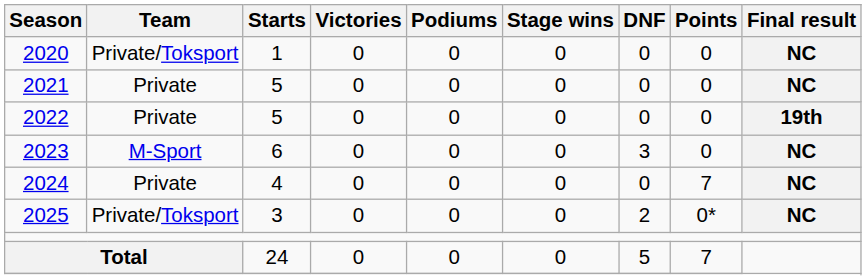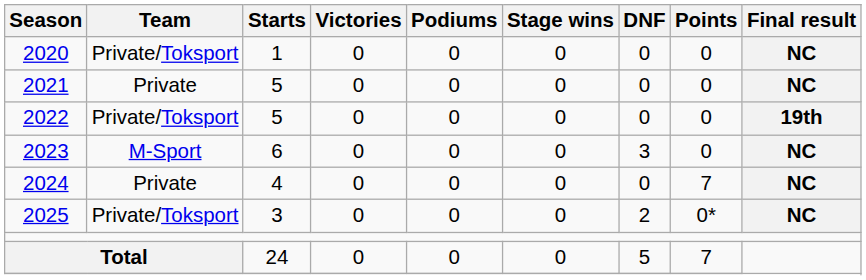(165, 118) Private -> (165, 118) Private/Toksport
